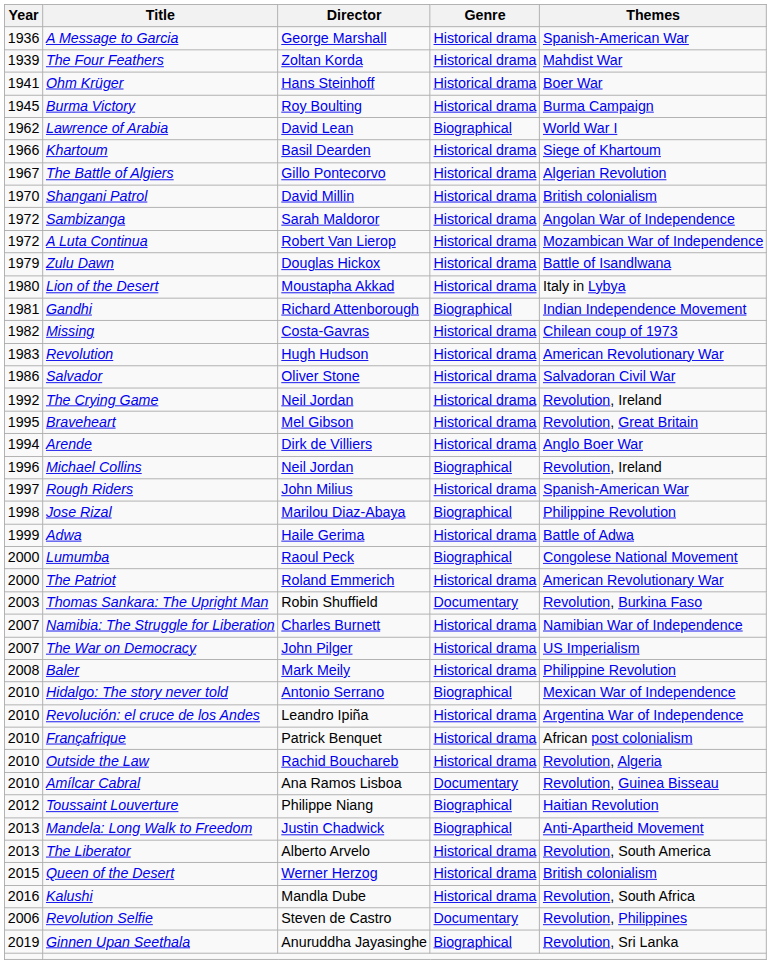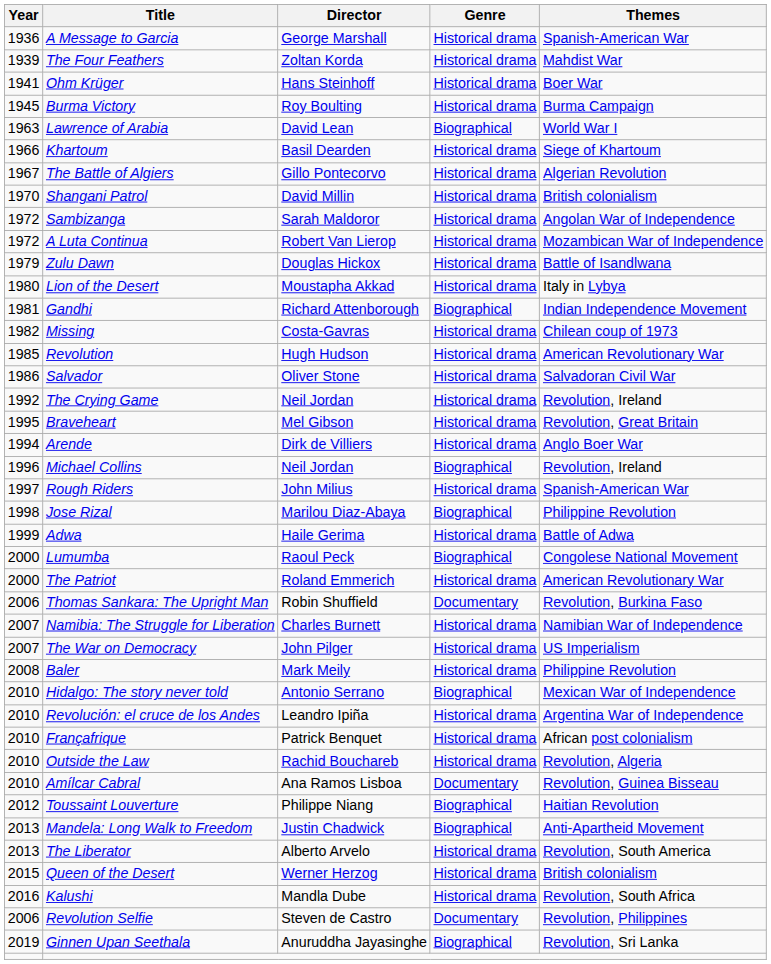(24, 128) 1962 -> (24, 128) 1963
(24, 354) 1983 -> (24, 354) 1985
(24, 602) 2003 -> (24, 602) 2006
